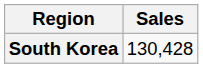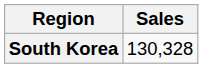(160, 48) 130,428 -> (160, 48) 130,328
